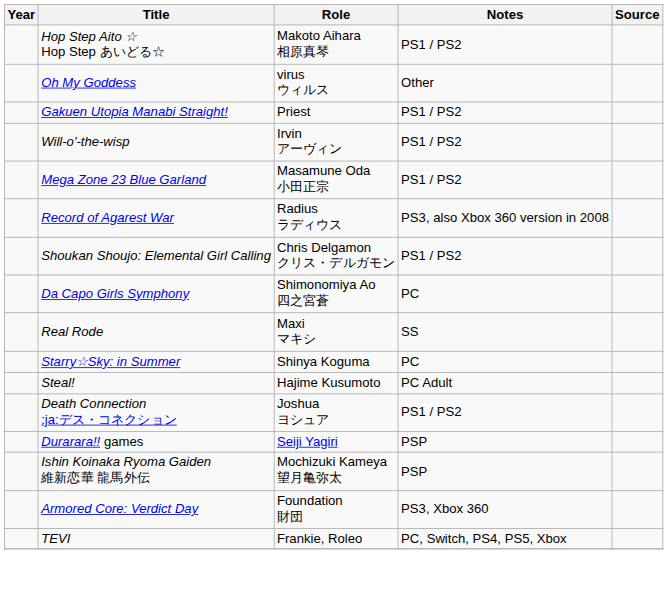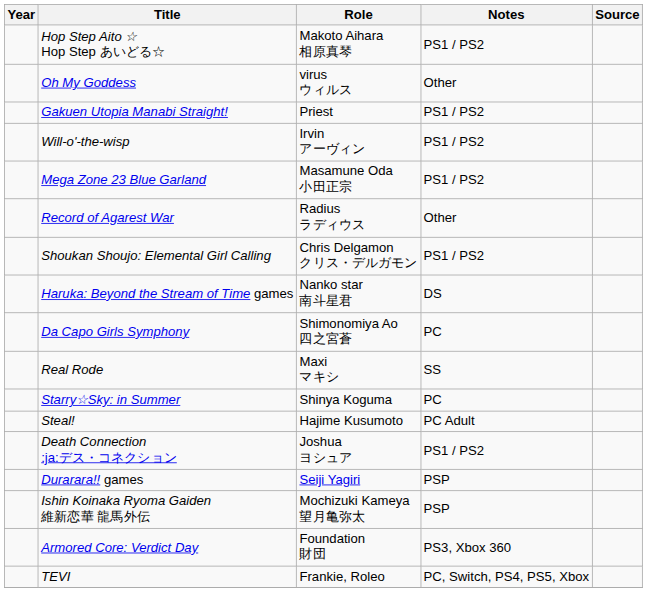(505, 218) PS3, also Xbox 360 version in 2008 -> (440, 218) Other
+ row: (167, 294)
